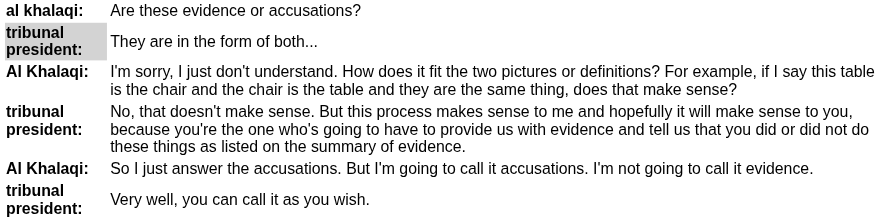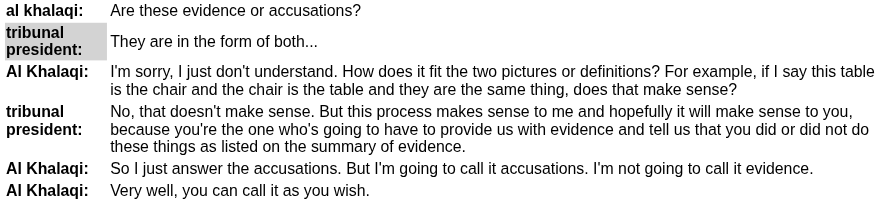(44, 199) tribunal president: -> (47, 191) Al Khalaqi:
